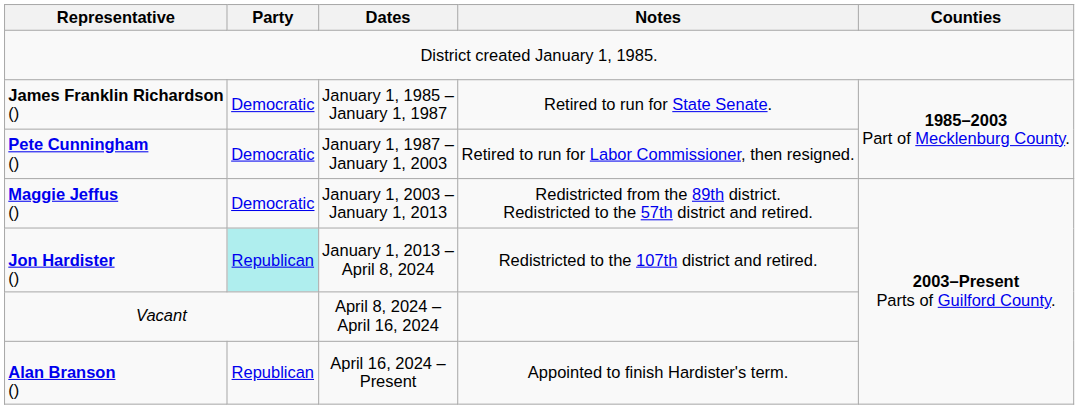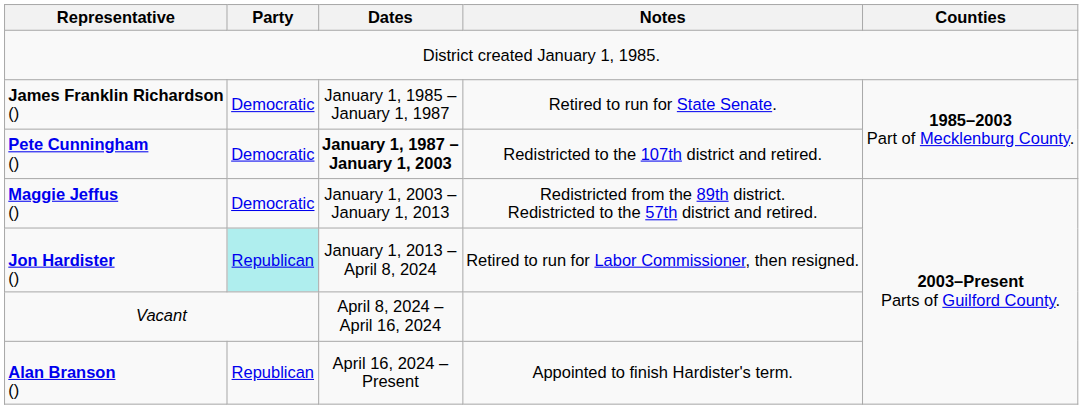(388, 154) normal -> (390, 154) bold
(658, 154) Retired to run for Labor Commissioner, then resigned. -> (663, 154) Redistricted to the 107th district and retired.
(658, 260) Redistricted to the 107th district and retired. -> (663, 260) Retired to run for Labor Commissioner, then resigned.
